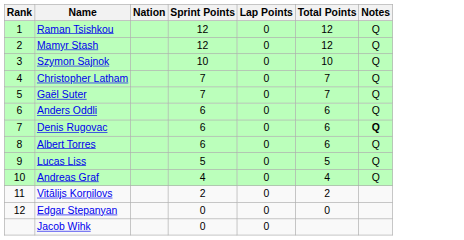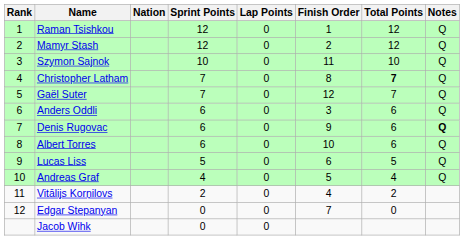+ column: (329, 12)
(327, 78) normal -> (394, 78) bold
